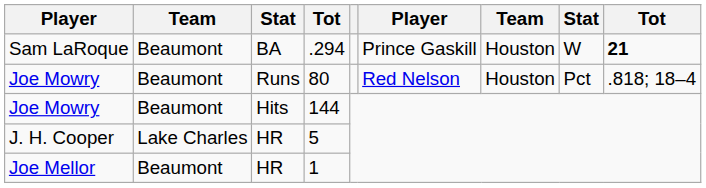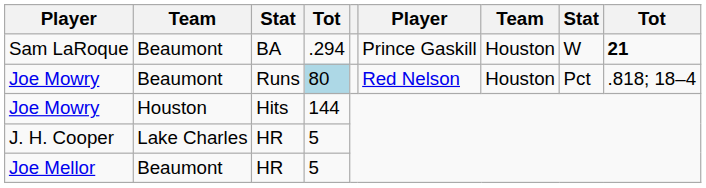(319, 78) no background -> (319, 78) lightblue background
(180, 108) Beaumont -> (172, 108) Houston
(314, 167) 1 -> (314, 167) 5
